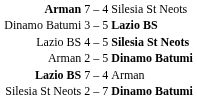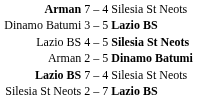(128, 75) Arman -> (149, 75) Silesia St Neots
(152, 91) Dinamo Batumi -> (134, 91) Lazio BS
